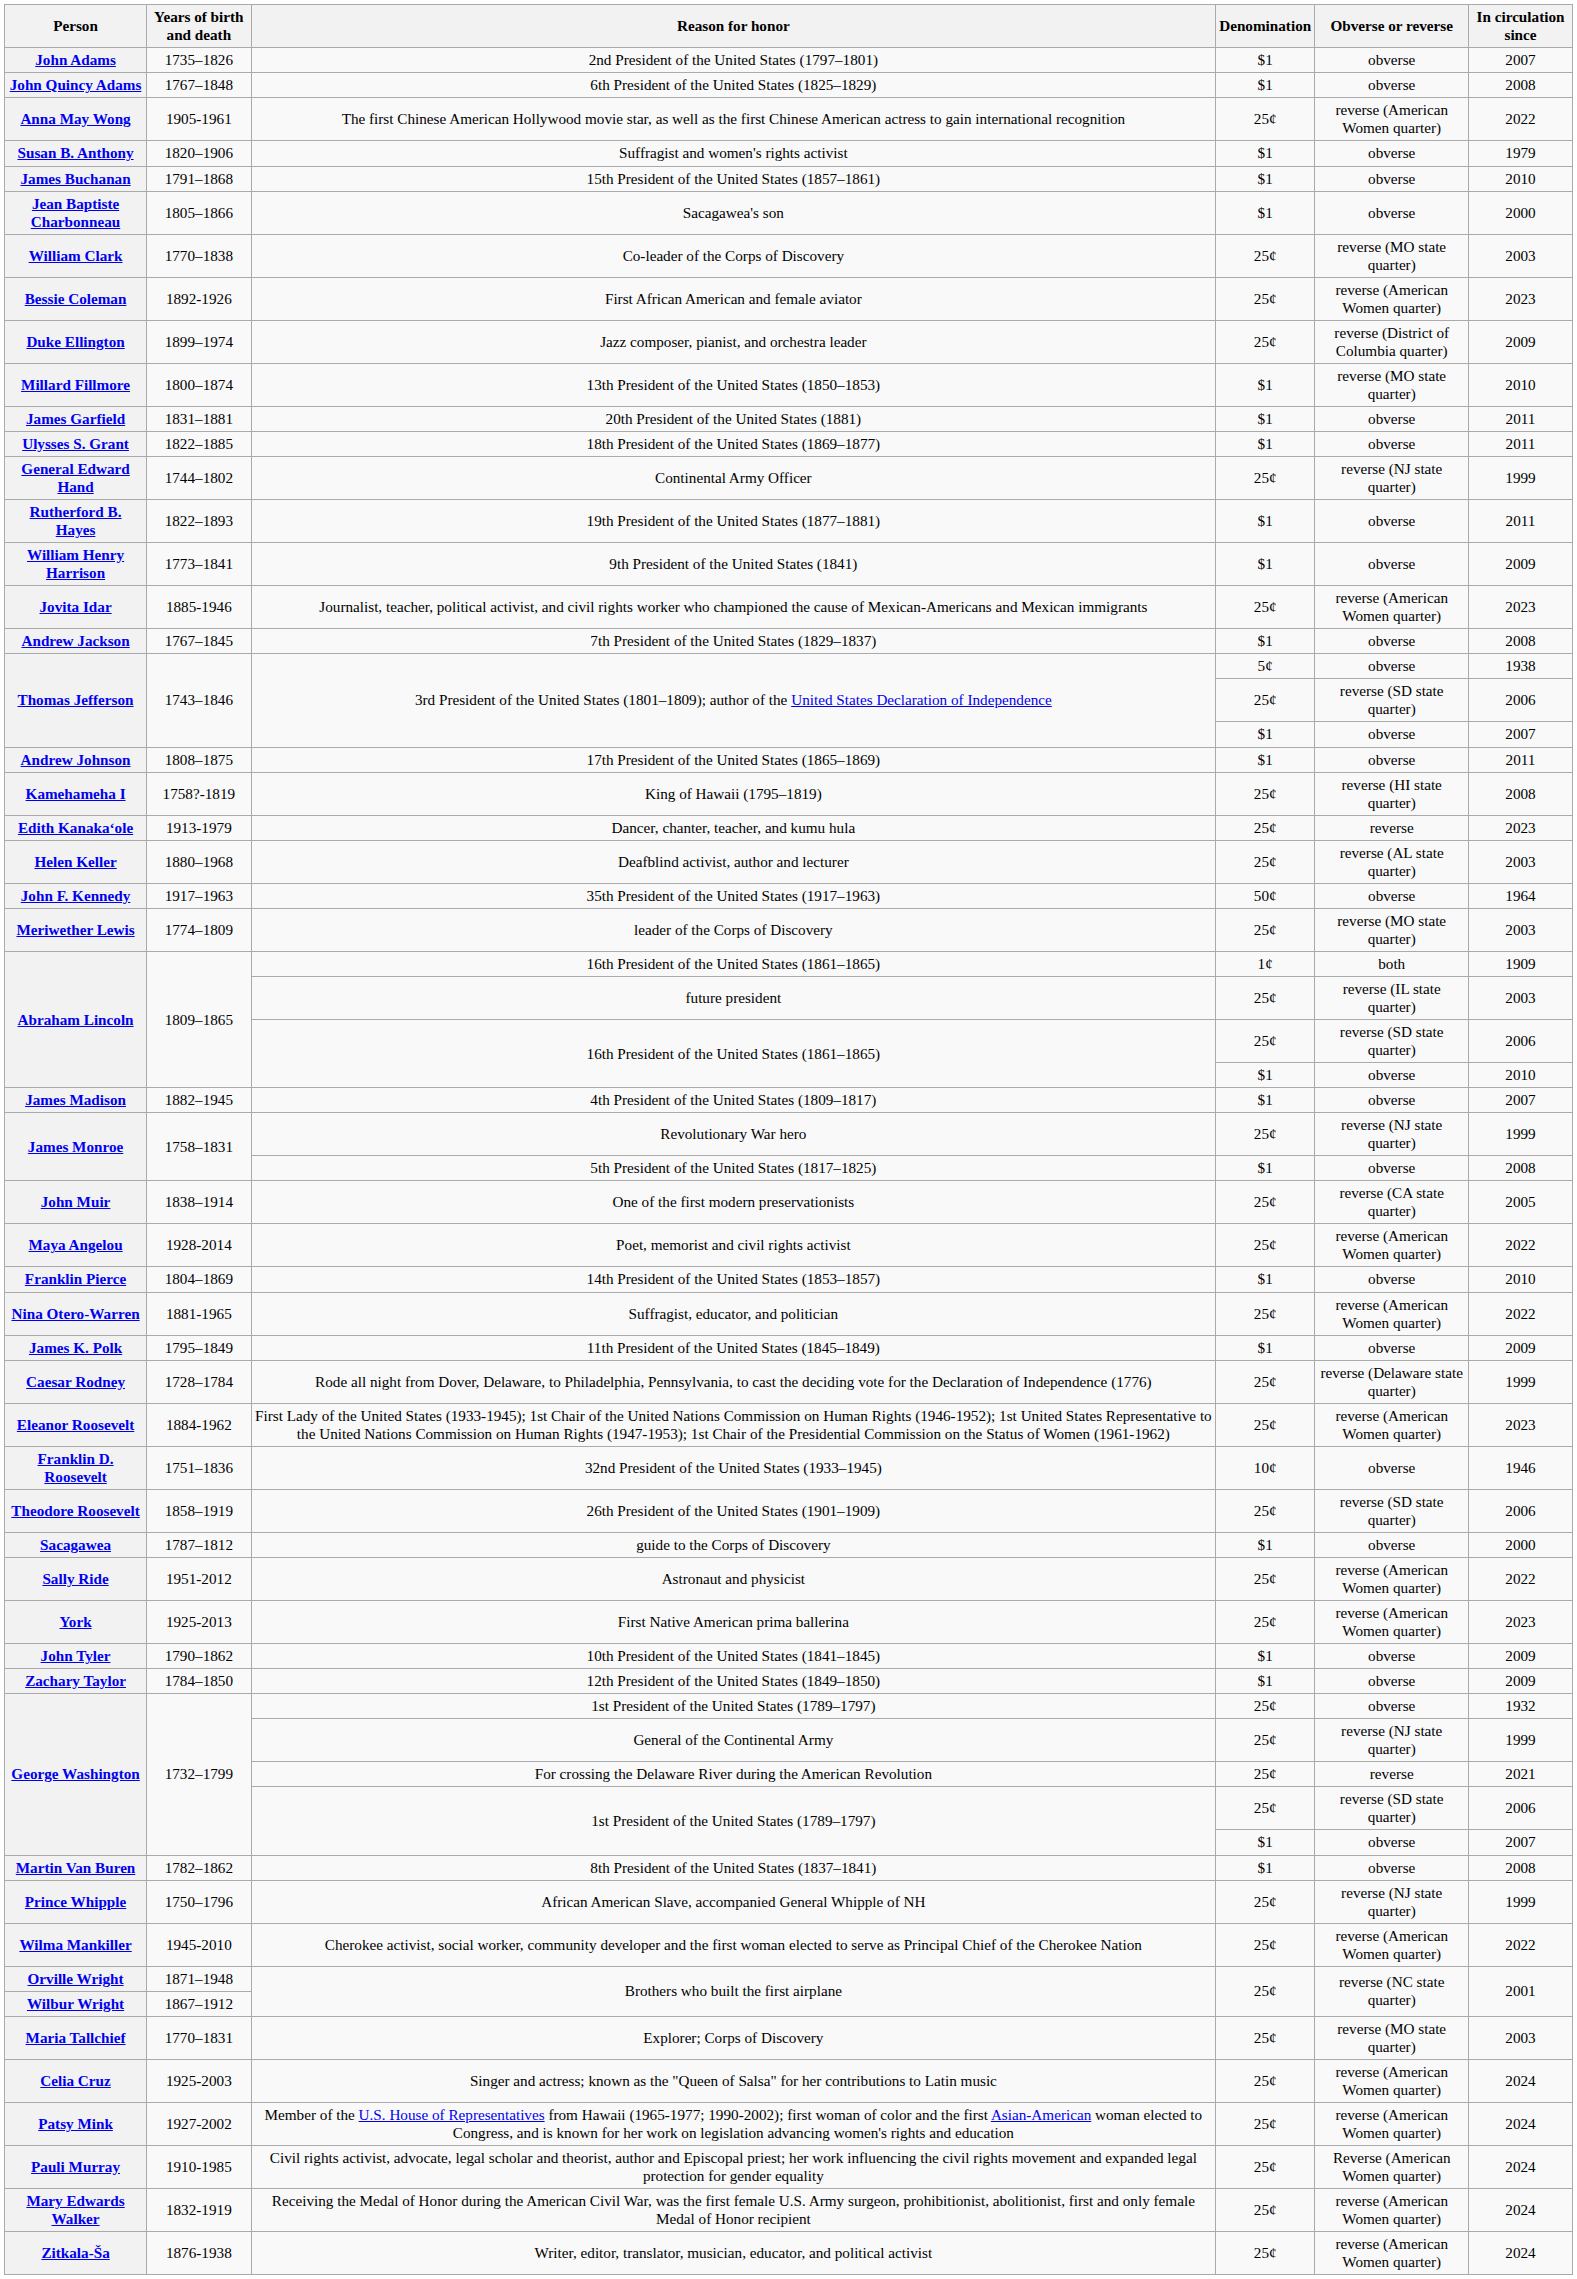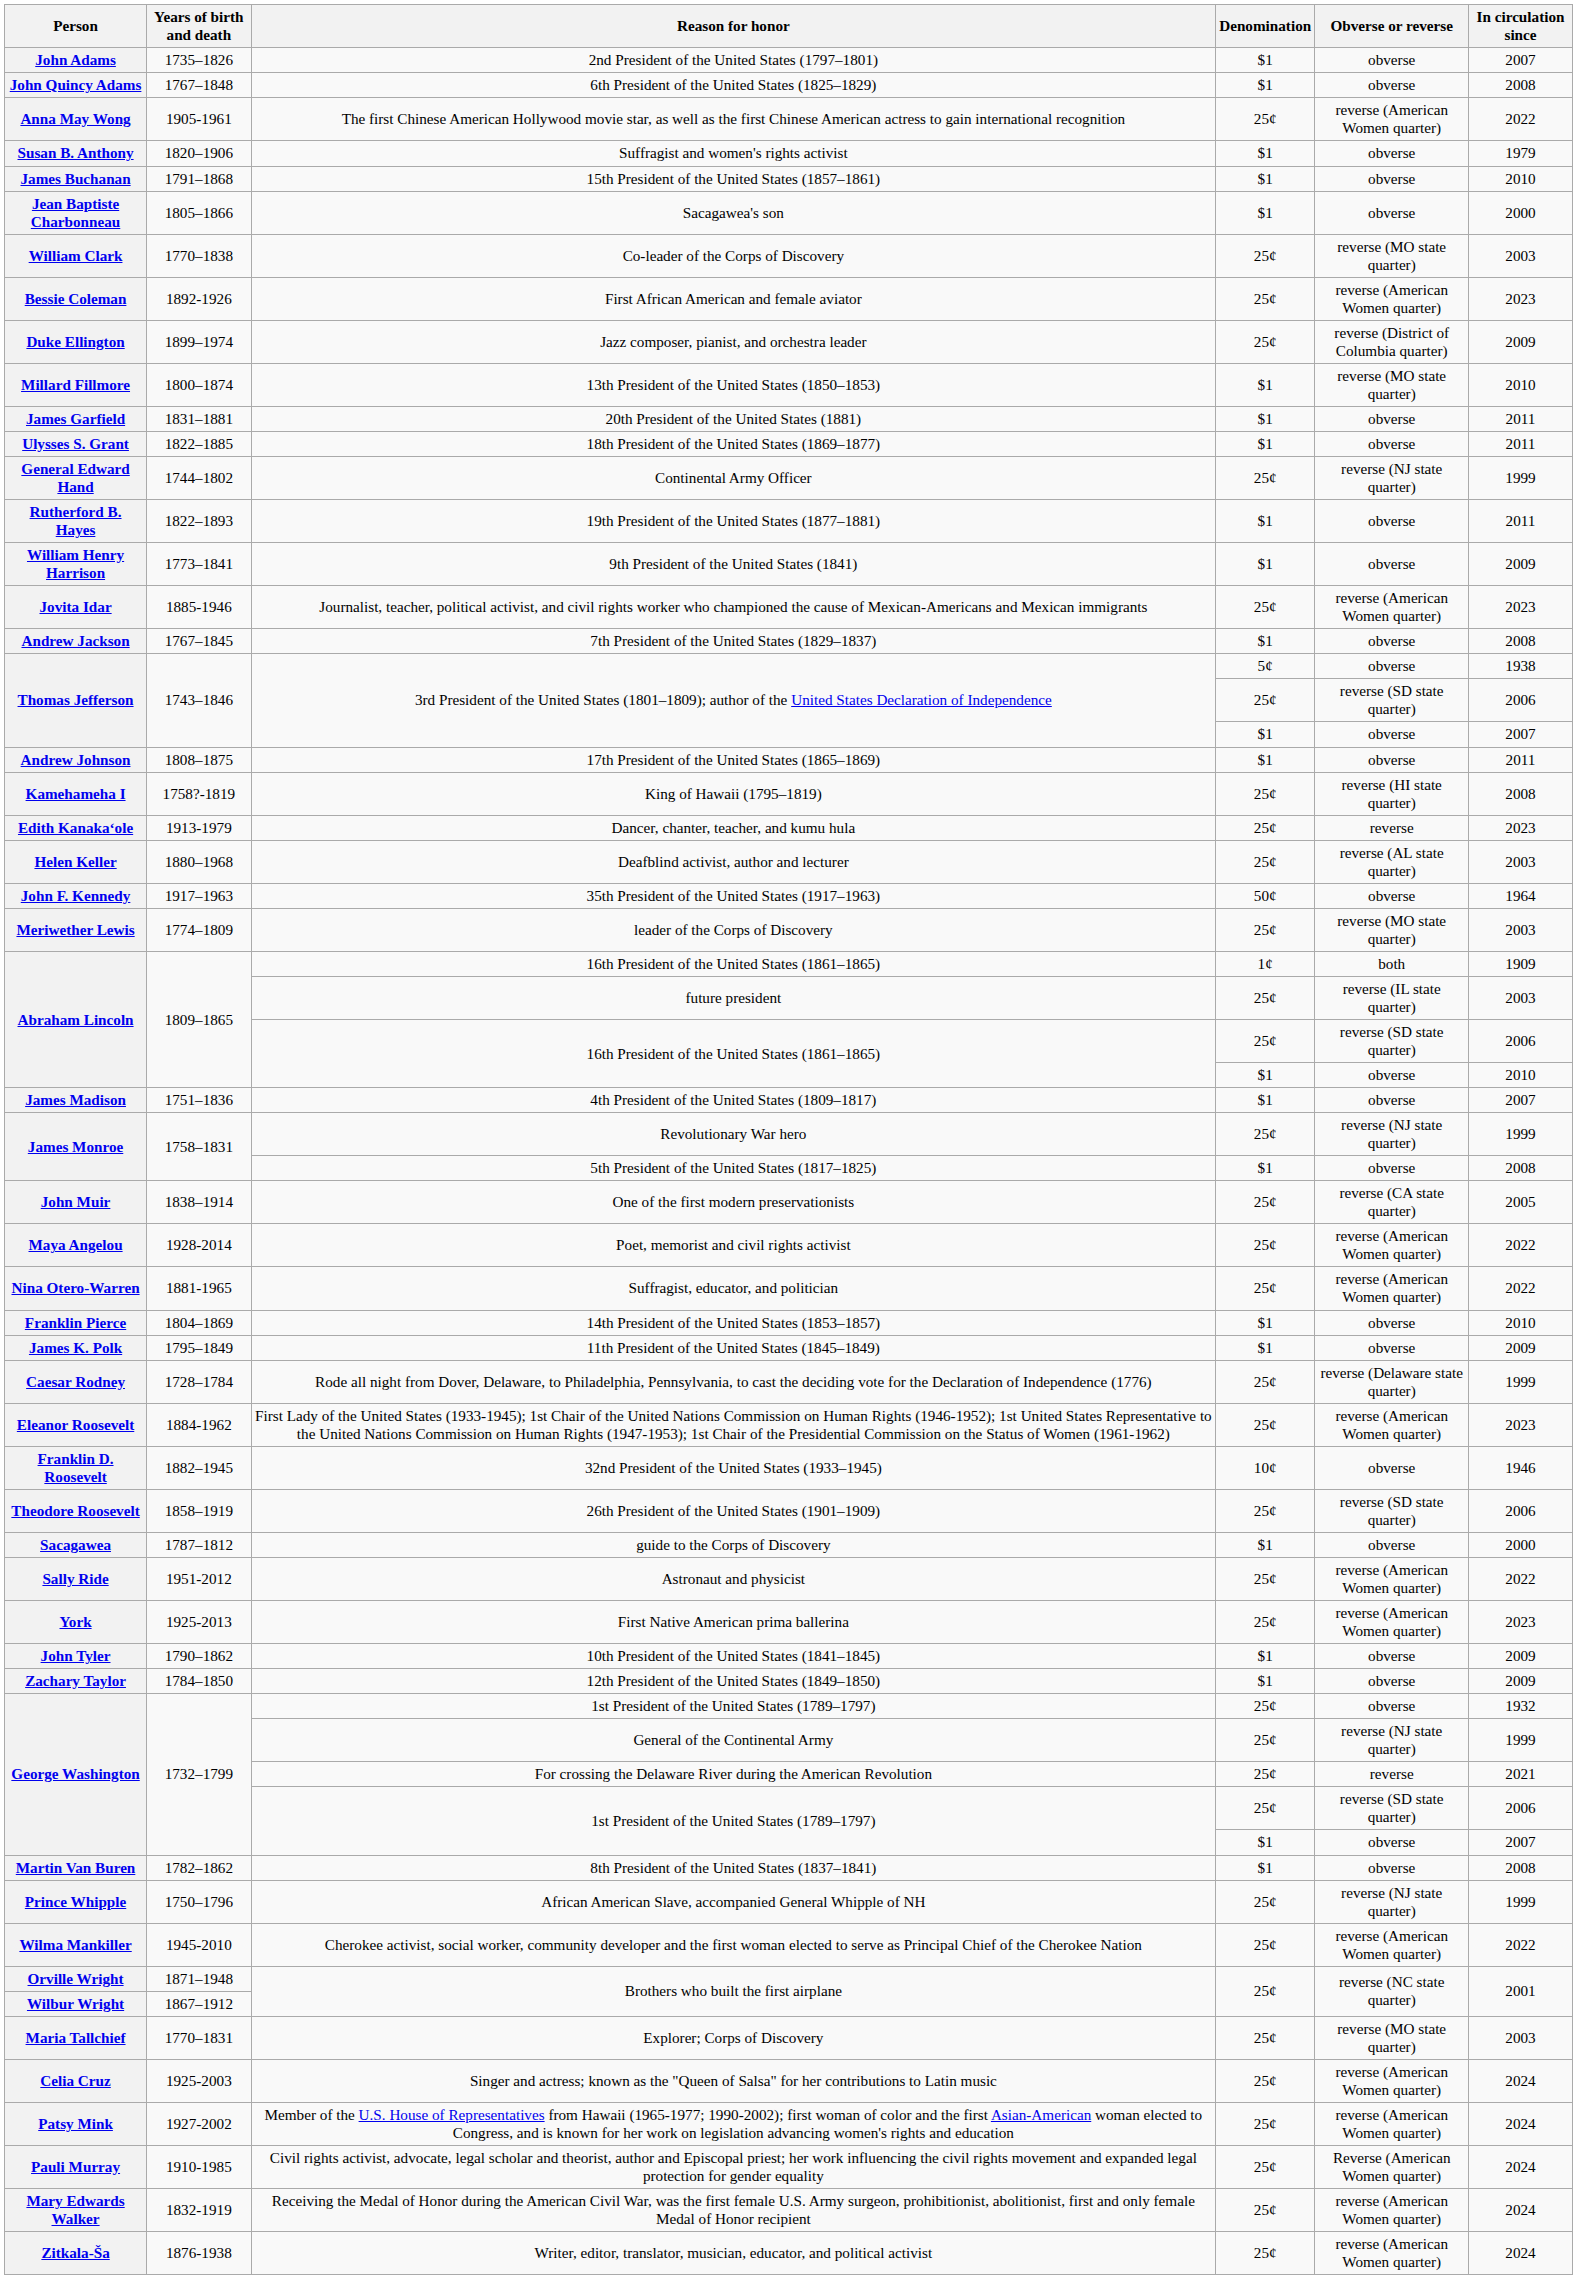(199, 1100) 1882–1945 -> (199, 1100) 1751–1836
rows swapped: (733, 1313) <-> (733, 1279)
(199, 1467) 1751–1836 -> (199, 1467) 1882–1945
